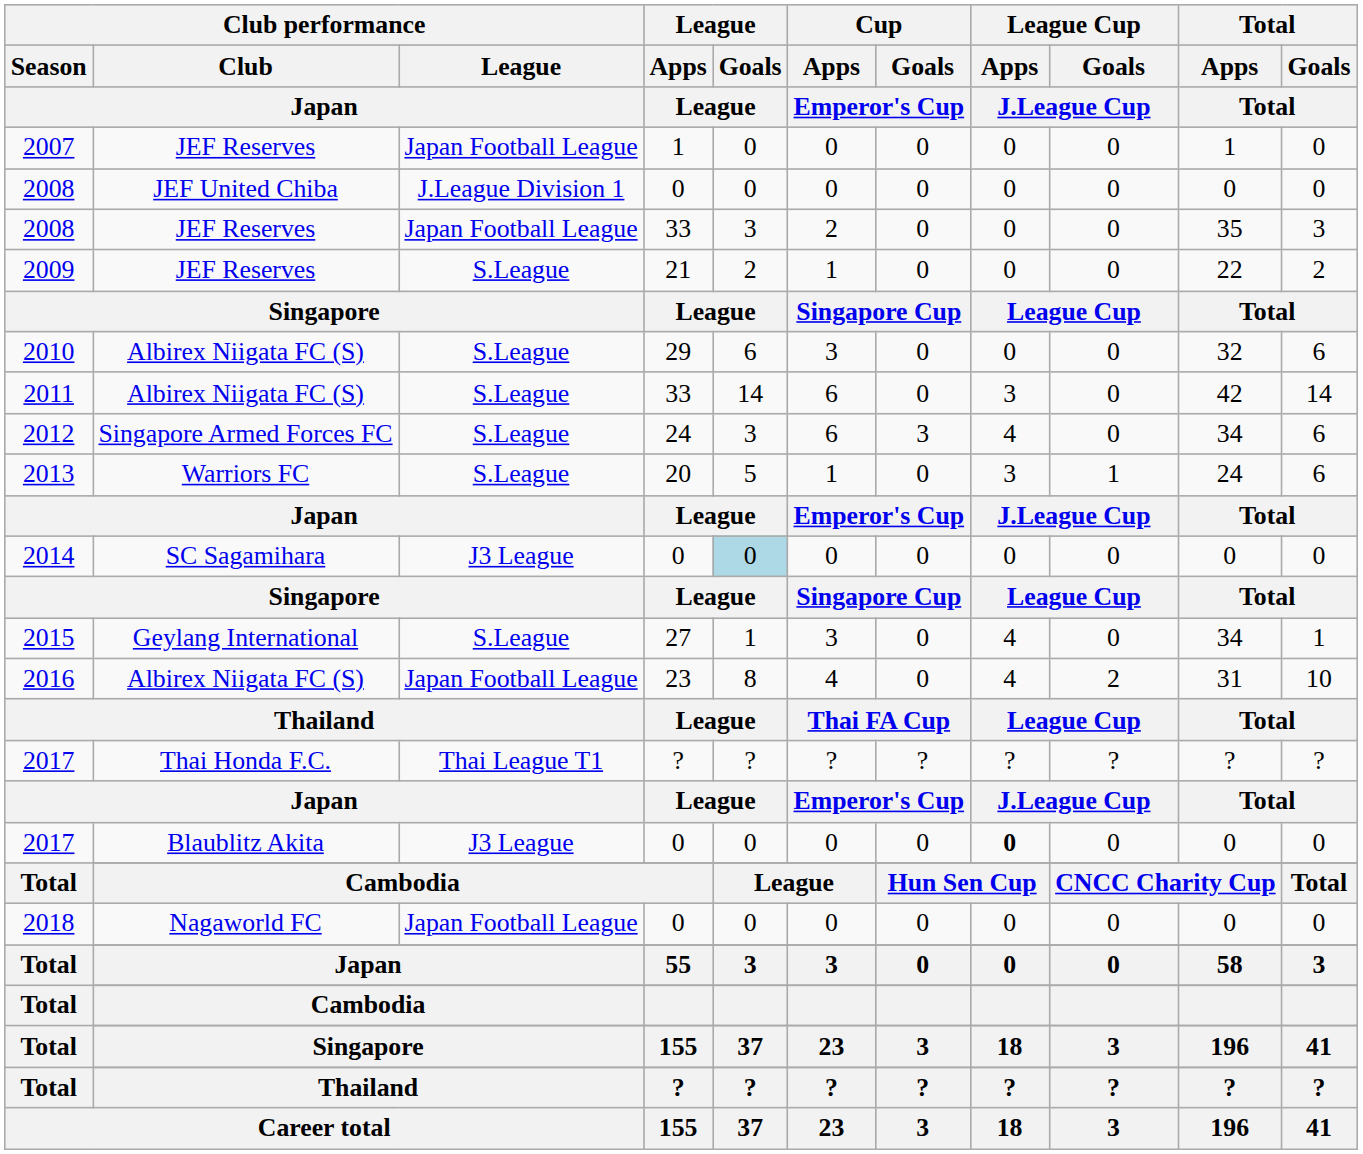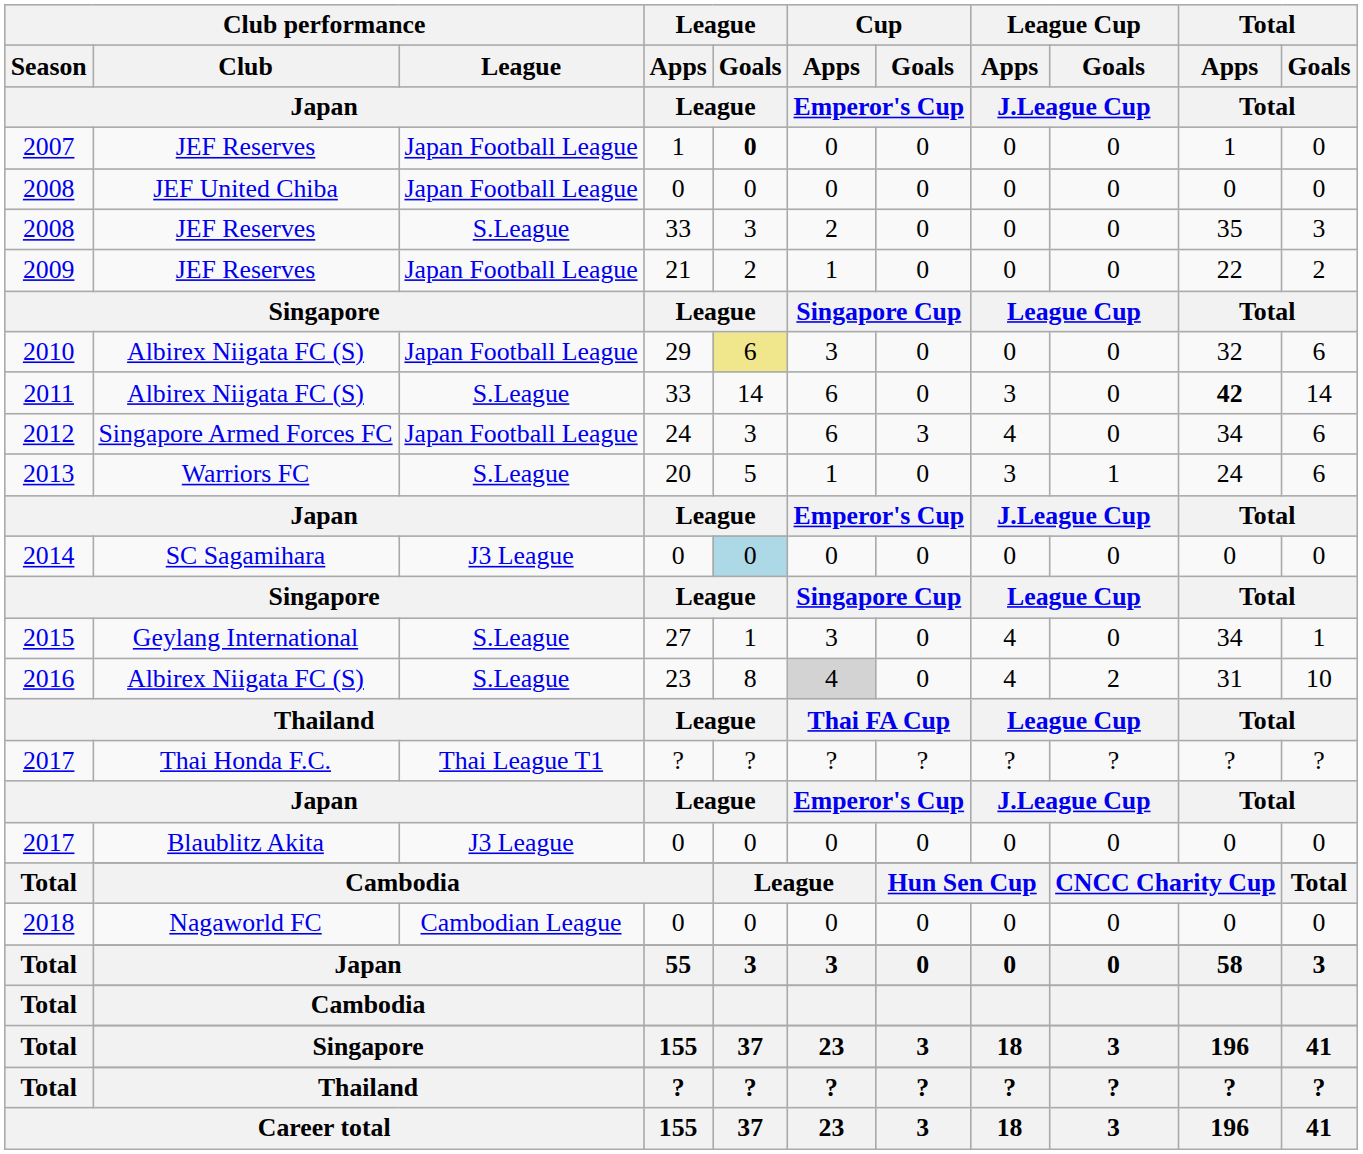(750, 147) normal -> (750, 147) bold
(521, 188) J.League Division 1 -> (521, 188) Japan Football League
(521, 229) Japan Football League -> (521, 229) S.League
(521, 270) S.League -> (521, 270) Japan Football League
(521, 351) S.League -> (521, 351) Japan Football League
(750, 351) no background -> (750, 351) khaki background
(1230, 392) normal -> (1230, 392) bold
(521, 433) S.League -> (521, 433) Japan Football League
(521, 678) Japan Football League -> (521, 678) S.League
(831, 678) no background -> (831, 678) lightgrey background
(1010, 842) bold -> (1010, 842) normal
(521, 923) Japan Football League -> (521, 923) Cambodian League
